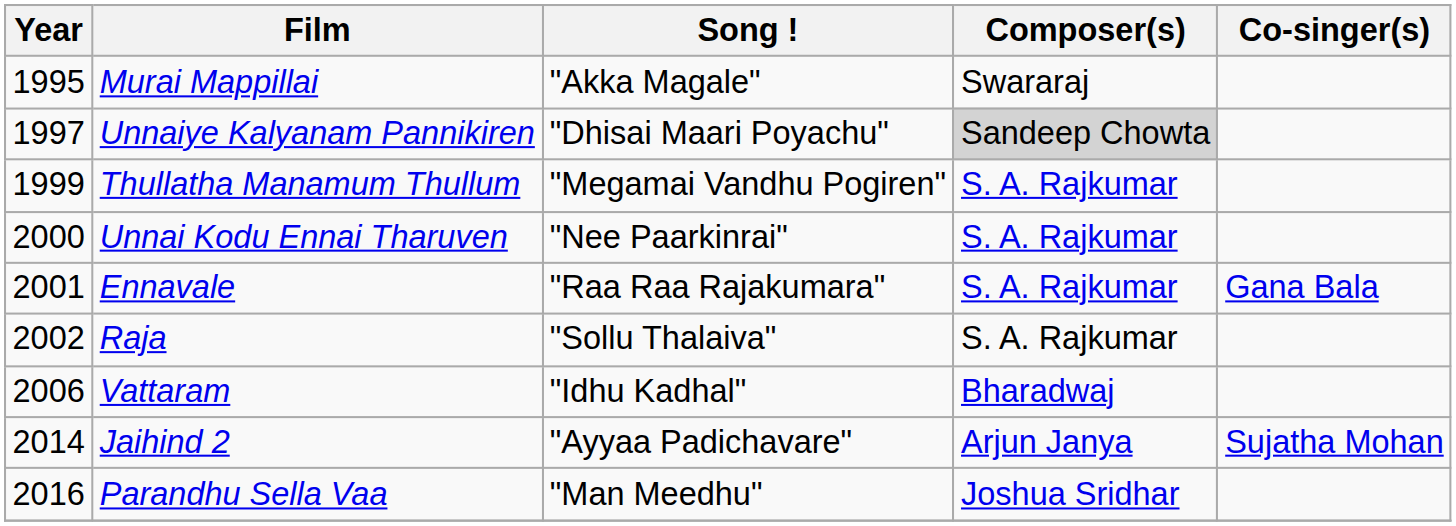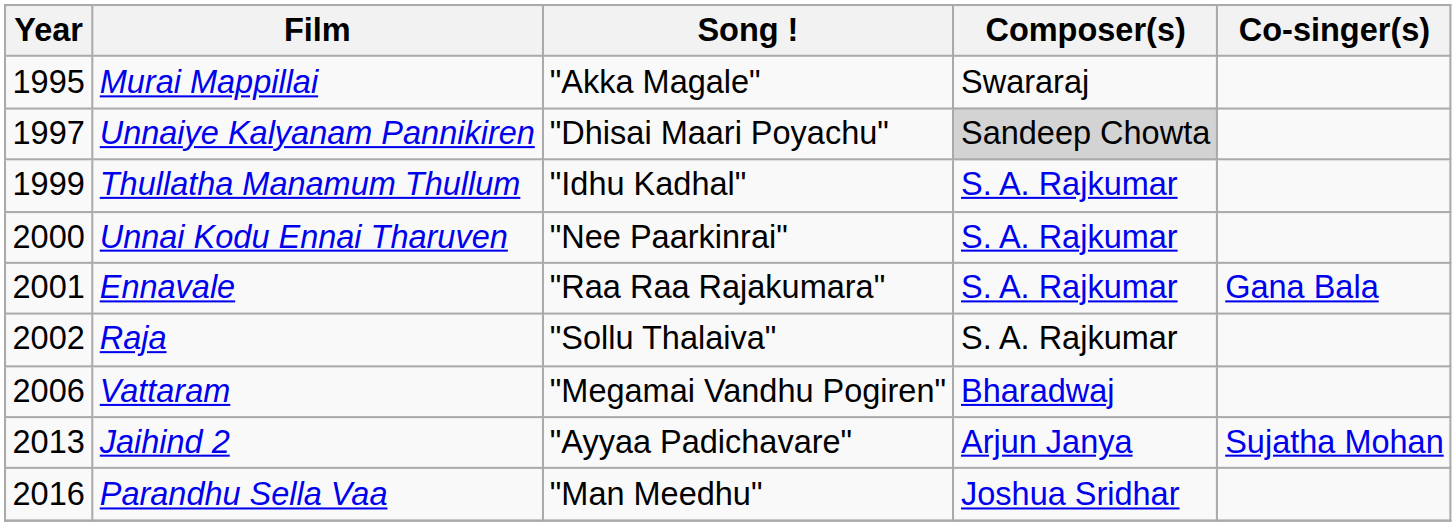(748, 184) "Megamai Vandhu Pogiren" -> (648, 184) "Idhu Kadhal"
(648, 390) "Idhu Kadhal" -> (748, 390) "Megamai Vandhu Pogiren"
(49, 442) 2014 -> (49, 442) 2013
